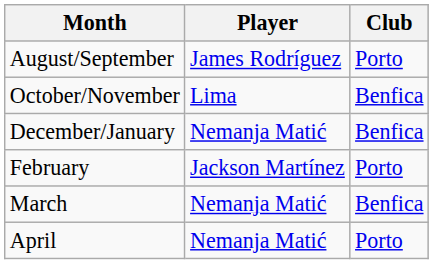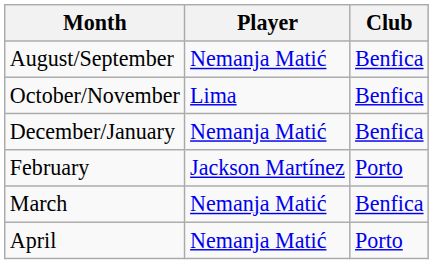(266, 59) James Rodríguez -> (258, 59) Nemanja Matić
(379, 59) Porto -> (389, 59) Benfica
